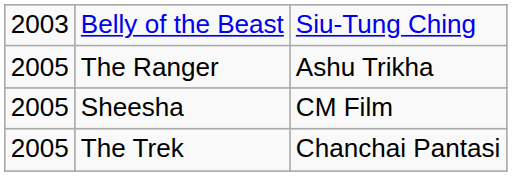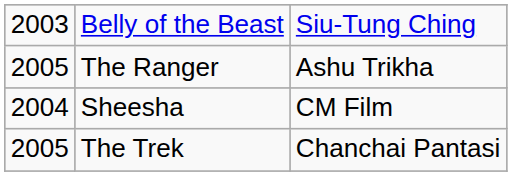(40, 107) 2005 -> (40, 107) 2004
